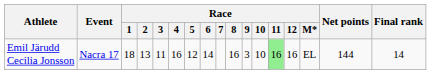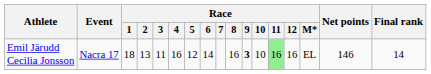(247, 54) normal -> (247, 54) bold
(346, 54) 144 -> (346, 54) 146
